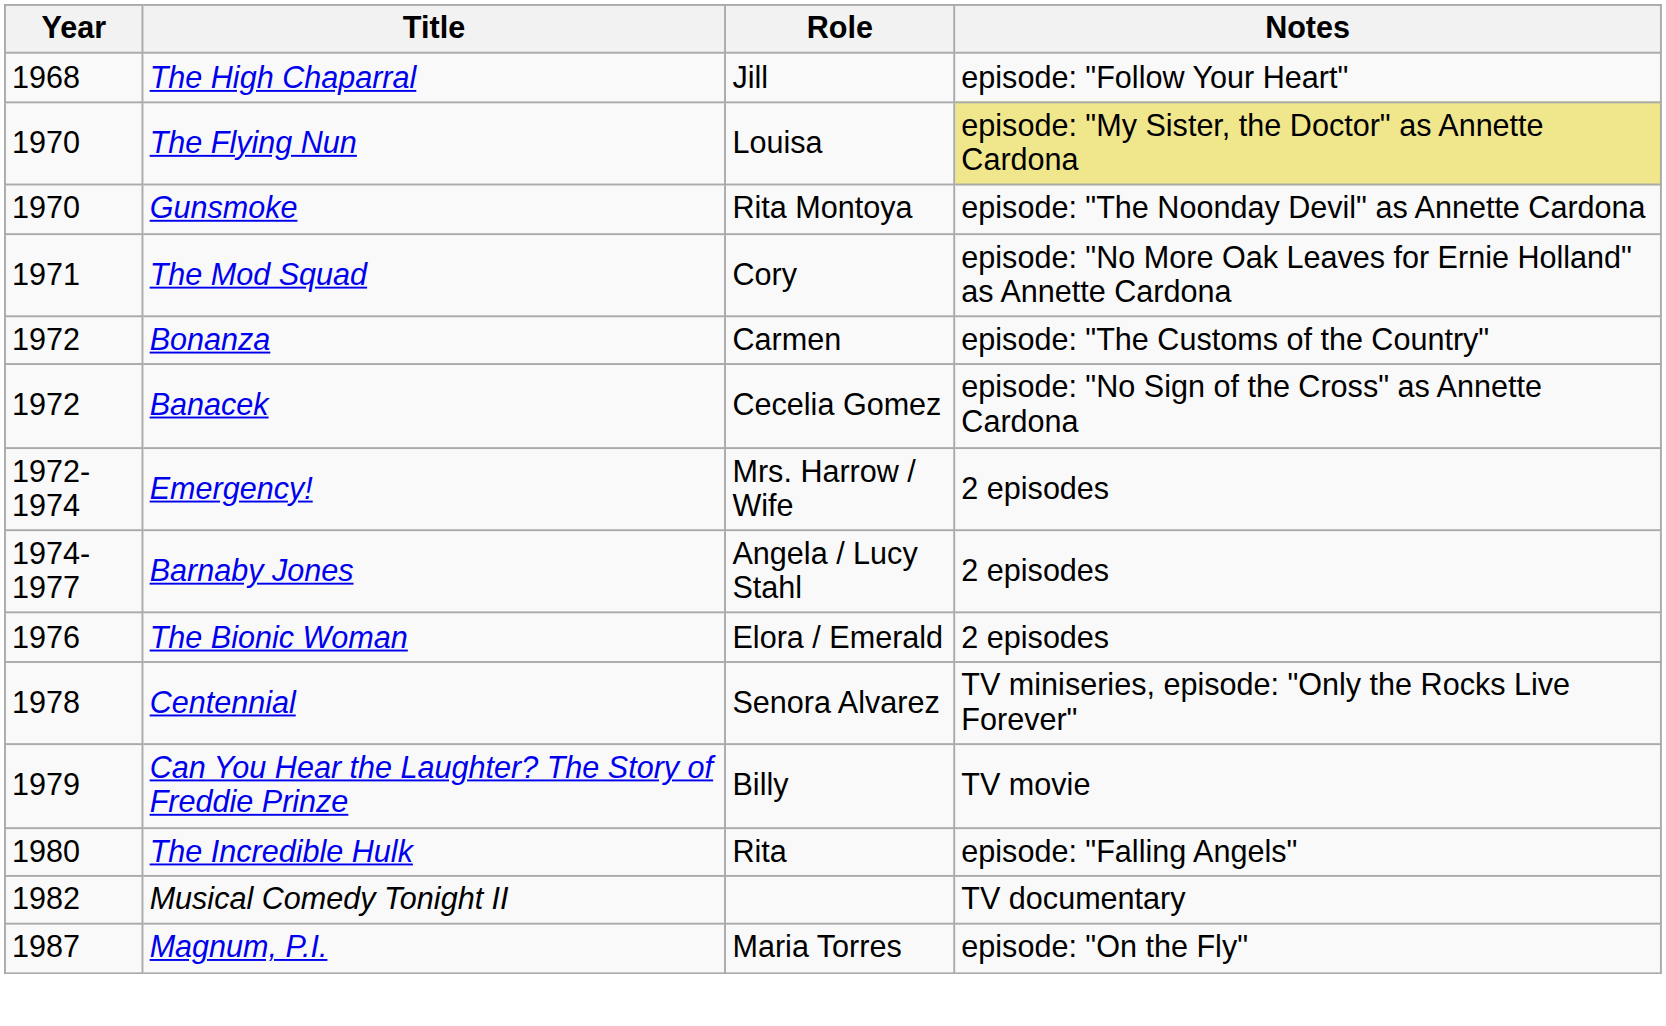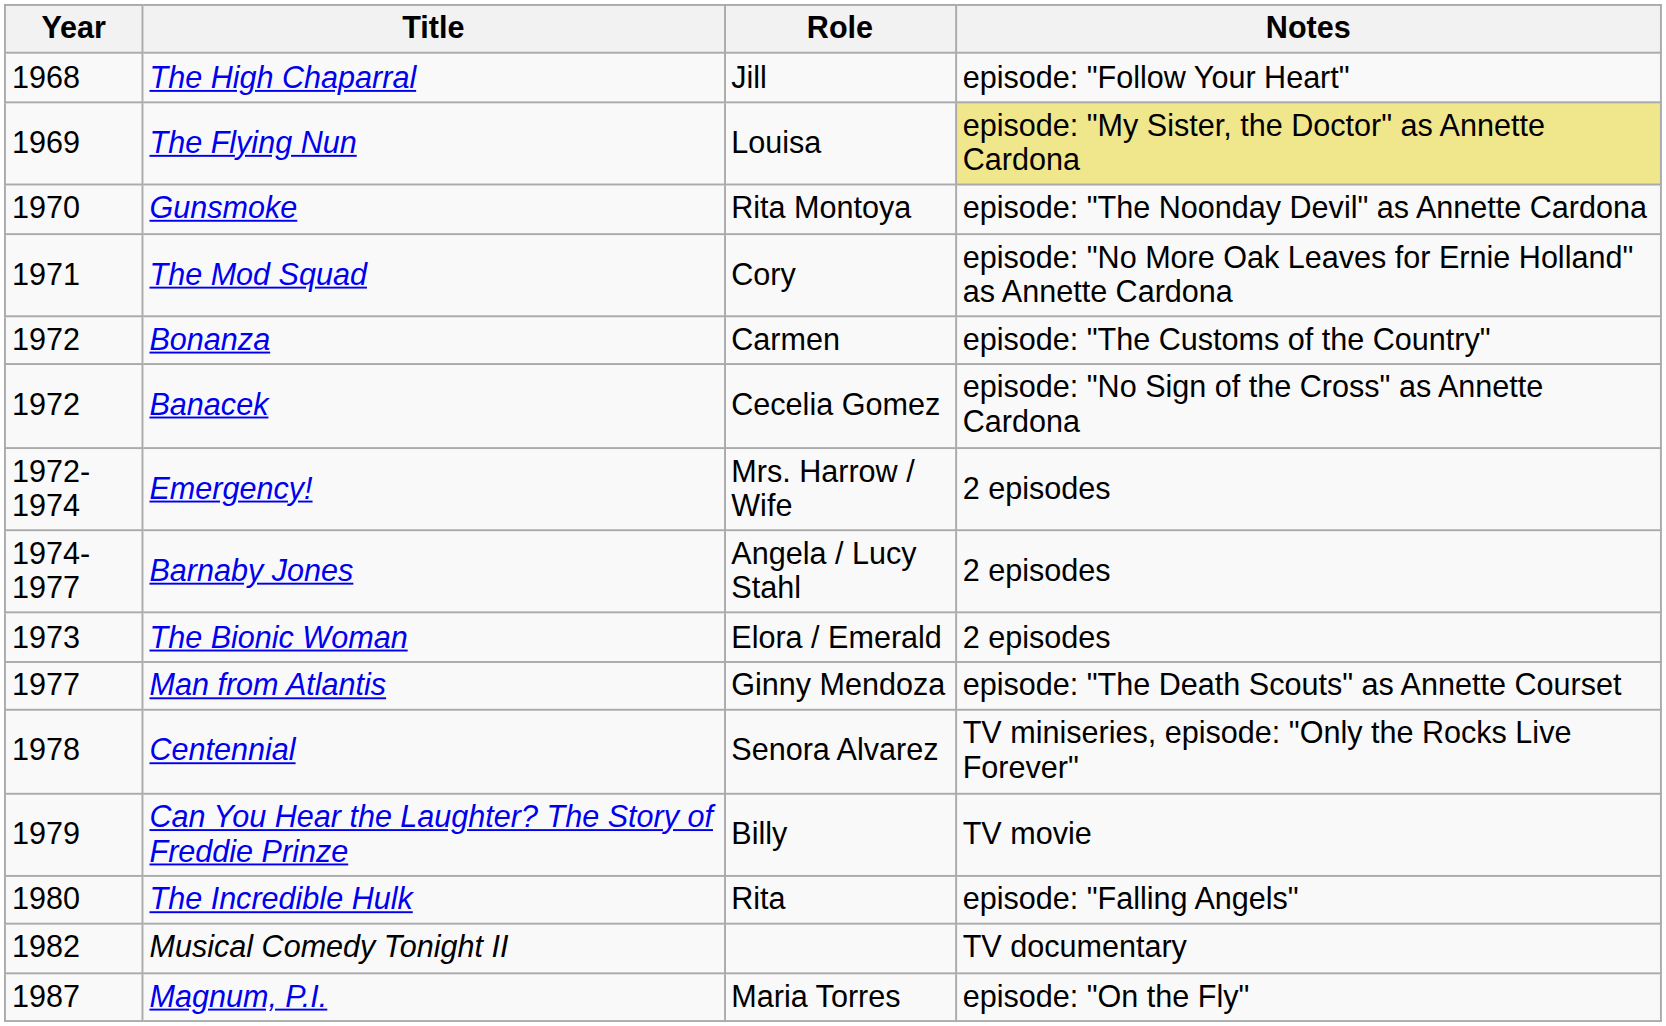(46, 142) 1970 -> (46, 142) 1969
(46, 636) 1976 -> (46, 636) 1973
+ row: (268, 685)
